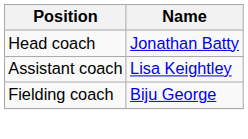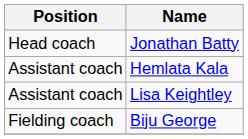+ row: (179, 69)
